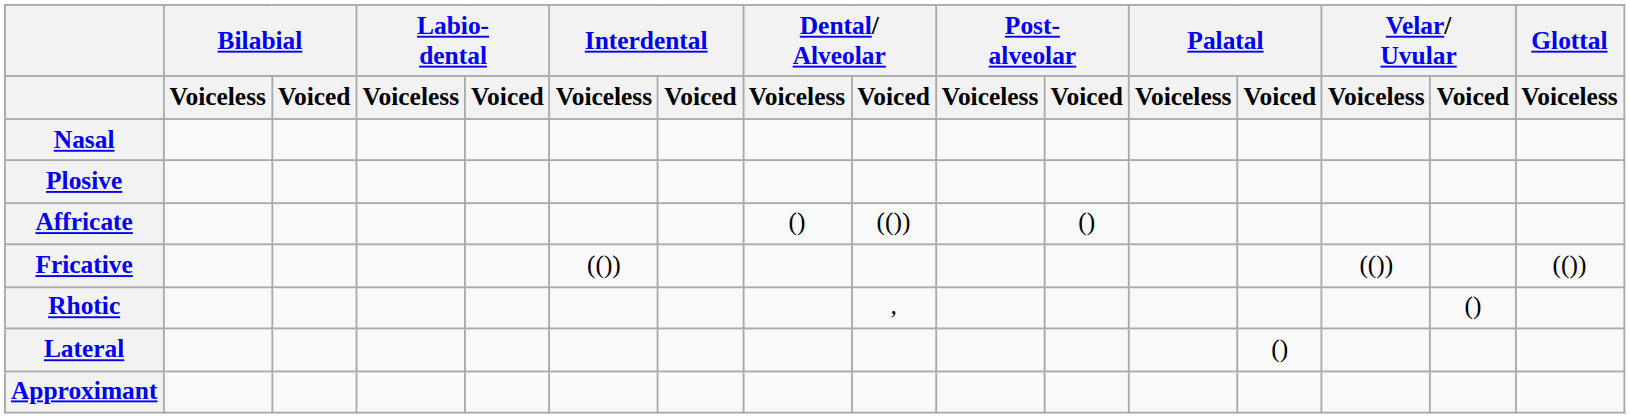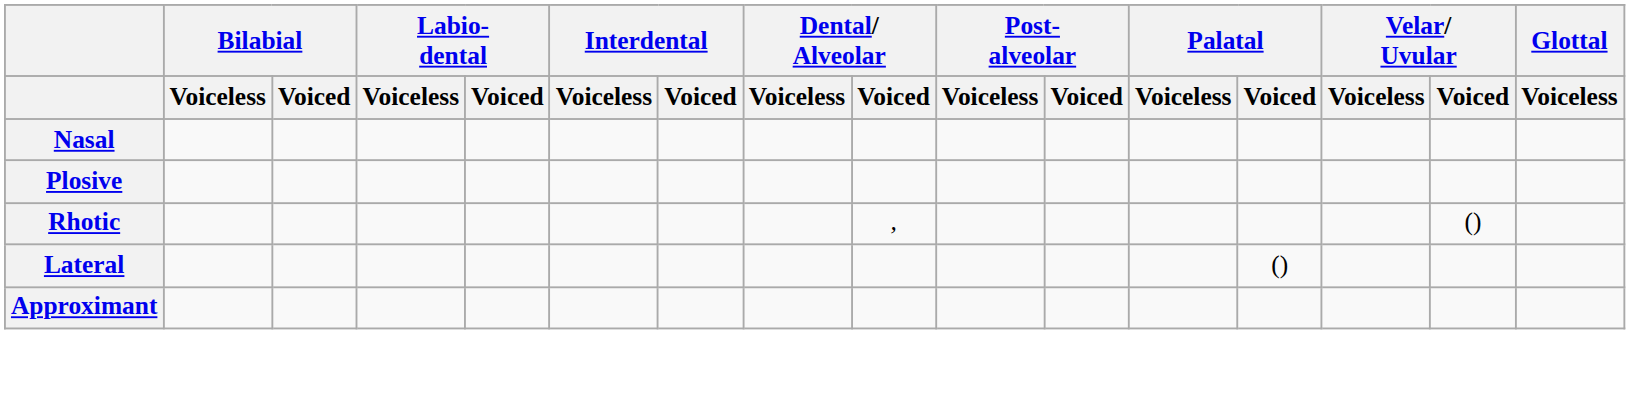- row: (84, 222)
- row: (84, 264)
